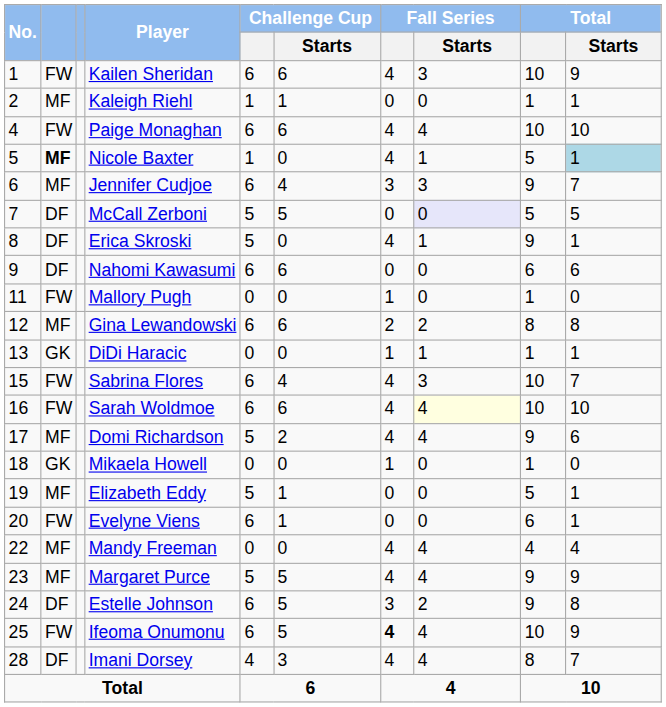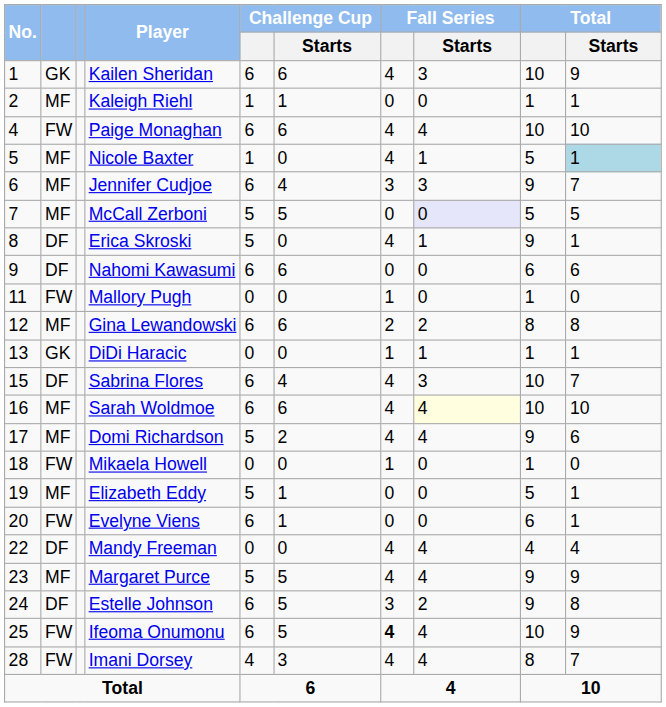(59, 74) FW -> (58, 74) GK
(58, 158) bold -> (58, 158) normal
(57, 213) DF -> (58, 213) MF
(59, 381) FW -> (57, 381) DF
(59, 409) FW -> (58, 409) MF
(58, 465) GK -> (59, 465) FW
(58, 548) MF -> (57, 548) DF
(57, 660) DF -> (59, 660) FW
